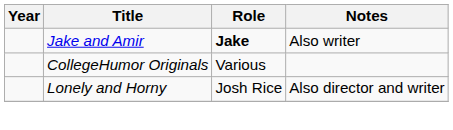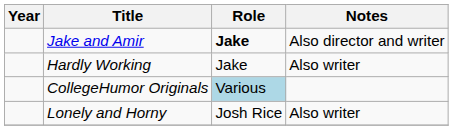(325, 40) Also writer -> (367, 40) Also director and writer
+ row: (99, 64)
(241, 64) no background -> (241, 88) lightblue background
(367, 88) Also director and writer -> (325, 112) Also writer
